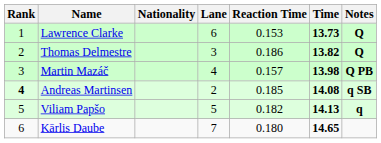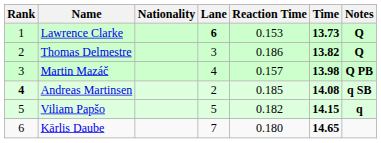(214, 33) normal -> (214, 33) bold
(326, 109) 14.13 -> (326, 109) 14.15
